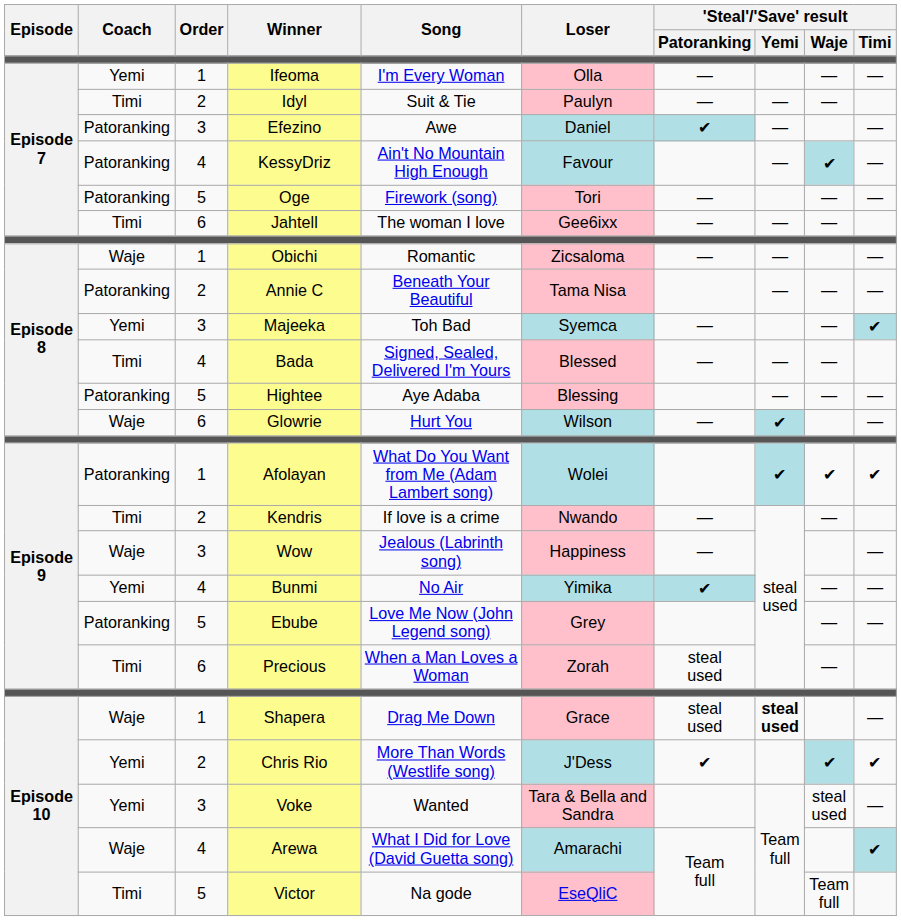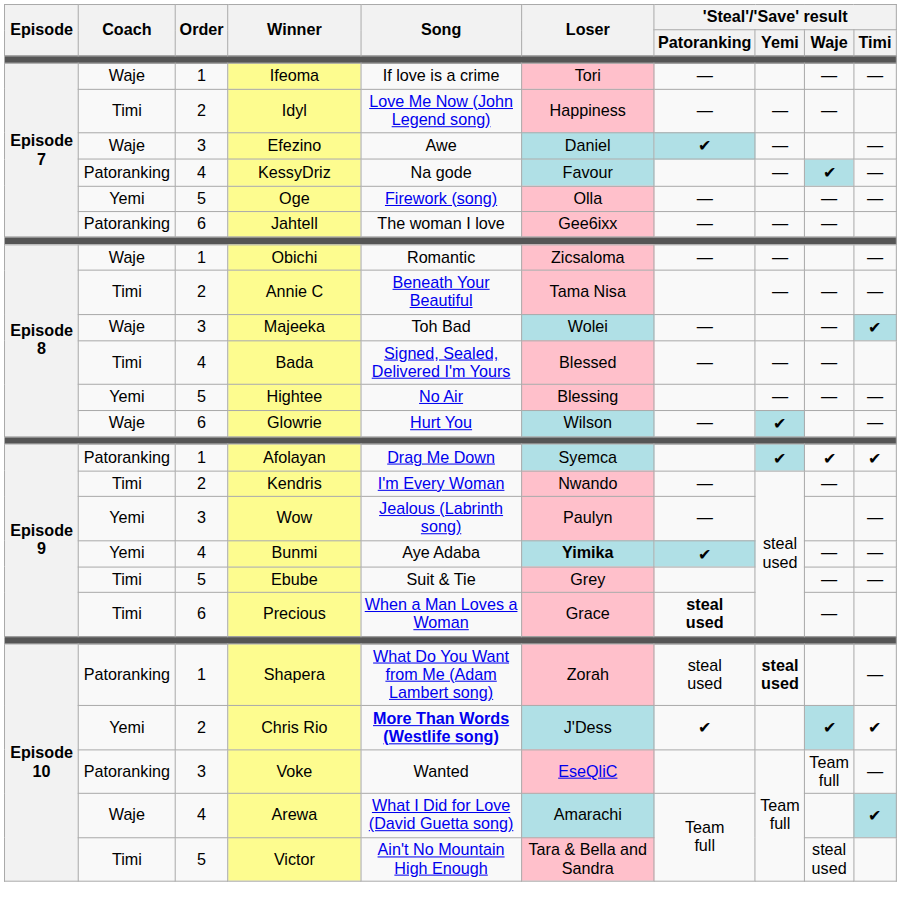(127, 76) Yemi -> (127, 76) Waje
(441, 76) I'm Every Woman -> (441, 76) If love is a crime
(588, 76) Olla -> (588, 76) Tori
(441, 101) Suit & Tie -> (441, 110) Love Me Now (John Legend song)
(588, 101) Paulyn -> (588, 110) Happiness
(127, 127) Patoranking -> (127, 145) Waje
(441, 163) Ain't No Mountain High Enough -> (441, 172) Na gode
(127, 197) Patoranking -> (127, 198) Yemi
(588, 197) Tori -> (588, 198) Olla
(127, 223) Timi -> (127, 224) Patoranking
(127, 291) Patoranking -> (127, 292) Timi
(127, 326) Yemi -> (127, 327) Waje
(588, 326) Syemca -> (588, 327) Wolei
(127, 396) Patoranking -> (127, 397) Yemi
(441, 396) Aye Adaba -> (441, 397) No Air
(441, 474) What Do You Want from Me (Adam Lambert song) -> (441, 457) Drag Me Down
(588, 474) Wolei -> (588, 457) Syemca
(441, 518) If love is a crime -> (441, 483) I'm Every Woman
(127, 552) Waje -> (127, 518) Yemi
(588, 552) Happiness -> (588, 518) Paulyn
(441, 587) No Air -> (441, 553) Aye Adaba
(588, 587) normal -> (588, 553) bold
(127, 623) Patoranking -> (127, 579) Timi
(441, 623) Love Me Now (John Legend song) -> (441, 579) Suit & Tie
(588, 666) Zorah -> (588, 614) Grace
(705, 666) normal -> (705, 614) bold
(127, 718) Waje -> (127, 674) Patoranking
(441, 718) Drag Me Down -> (441, 674) What Do You Want from Me (Adam Lambert song)
(588, 718) Grace -> (588, 674) Zorah
(441, 762) normal -> (441, 727) bold
(127, 805) Yemi -> (127, 771) Patoranking
(588, 805) Tara & Bella and Sandra -> (588, 771) EseQliC
(829, 805) steal used -> (829, 771) Team full
(441, 893) Na gode -> (441, 859) Ain't No Mountain High Enough
(588, 893) EseQliC -> (588, 859) Tara & Bella and Sandra
(829, 893) Team full -> (829, 859) steal used
